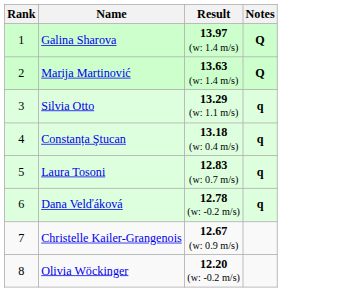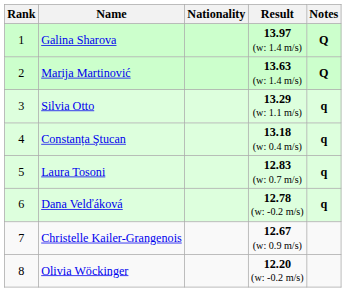+ column: (216, 14)
